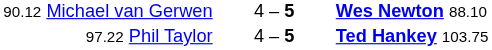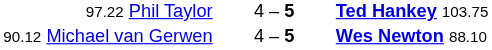rows swapped: (108, 11) <-> (149, 36)
